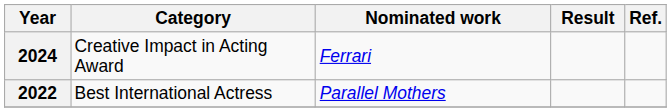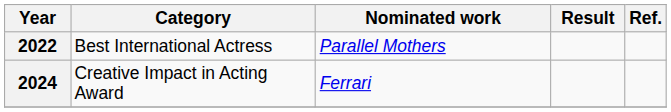rows swapped: (38, 93) <-> (38, 55)
